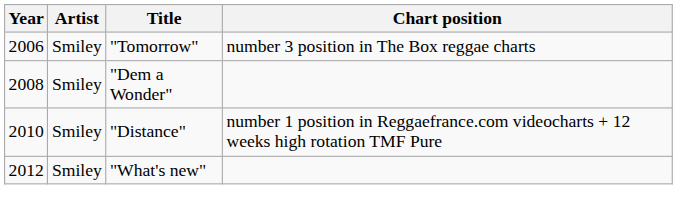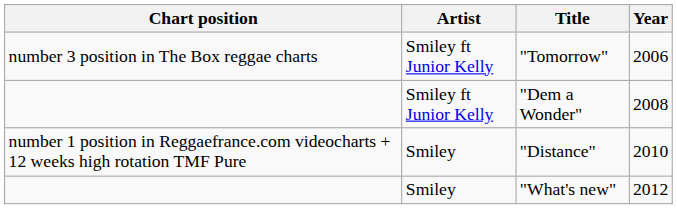columns swapped: (26, 18) <-> (447, 18)
(77, 46) Smiley -> (450, 56) Smiley ft Junior Kelly
(77, 84) Smiley -> (450, 103) Smiley ft Junior Kelly
